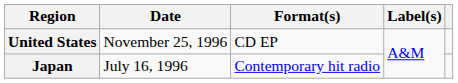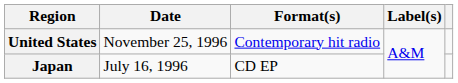(256, 41) CD EP -> (307, 41) Contemporary hit radio
(307, 66) Contemporary hit radio -> (256, 66) CD EP
